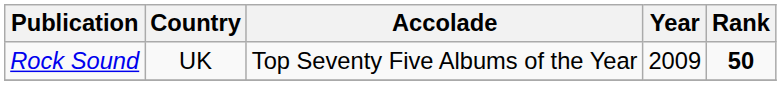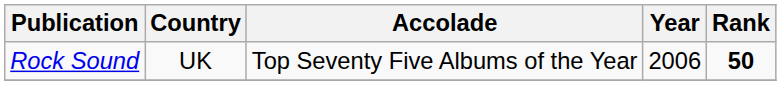(675, 60) 2009 -> (675, 60) 2006
